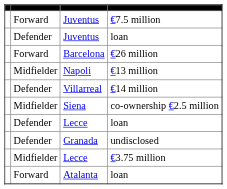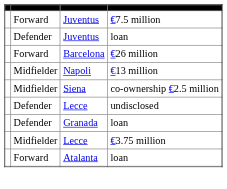- row: (33, 88)
(119, 123) loan -> (135, 105) undisclosed
(135, 140) undisclosed -> (119, 123) loan
